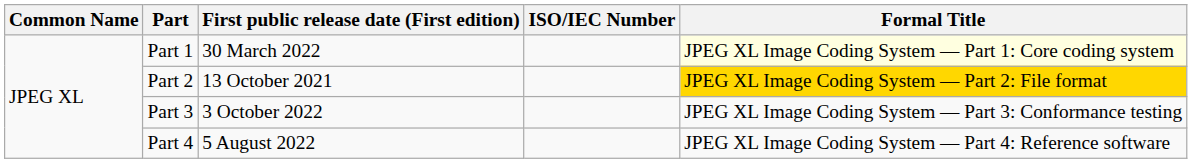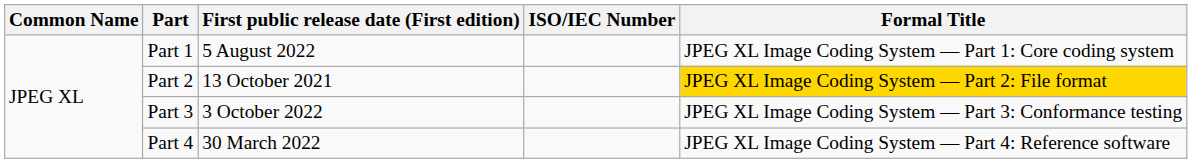(261, 50) 30 March 2022 -> (259, 50) 5 August 2022
(929, 50) lightyellow background -> (929, 50) no background
(259, 142) 5 August 2022 -> (261, 142) 30 March 2022
